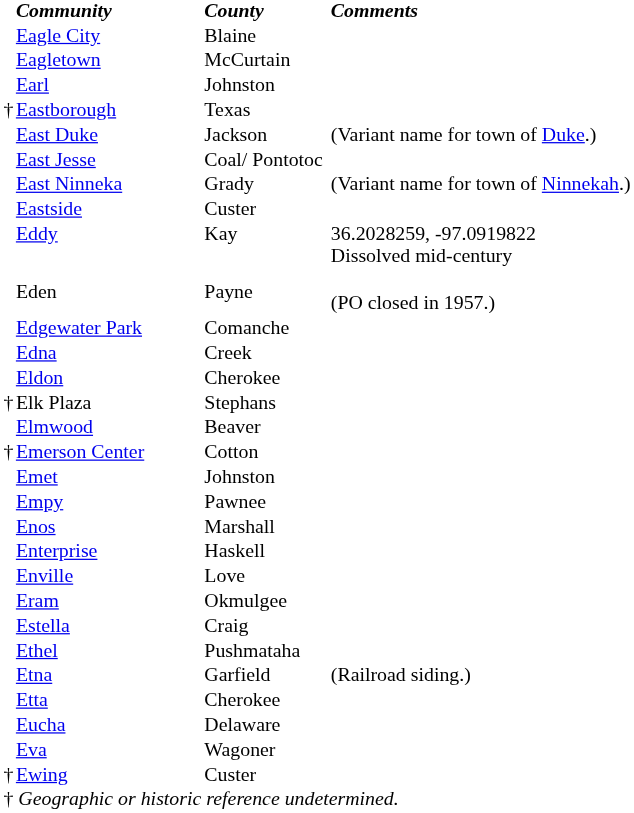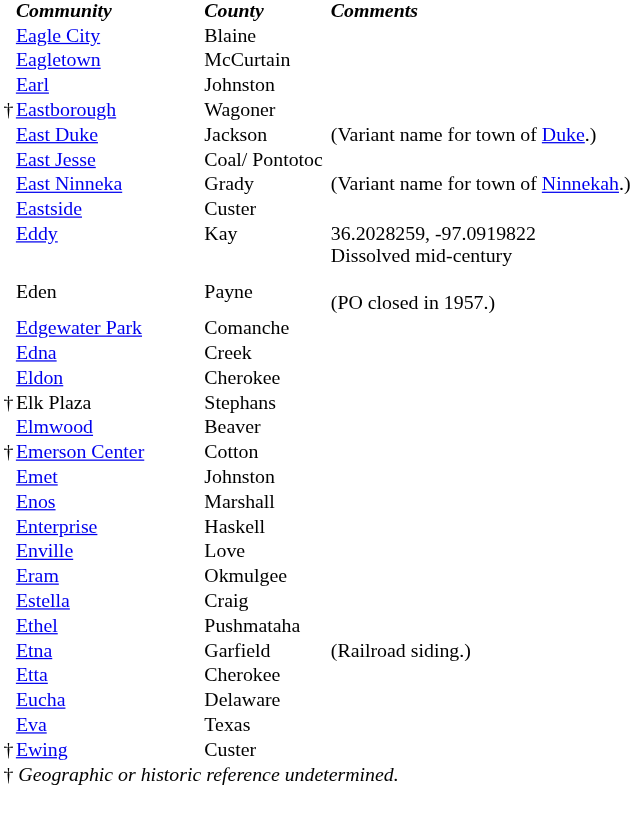(227, 109) Texas -> (240, 109) Wagoner
- row: (40, 501)
(240, 749) Wagoner -> (227, 724) Texas
